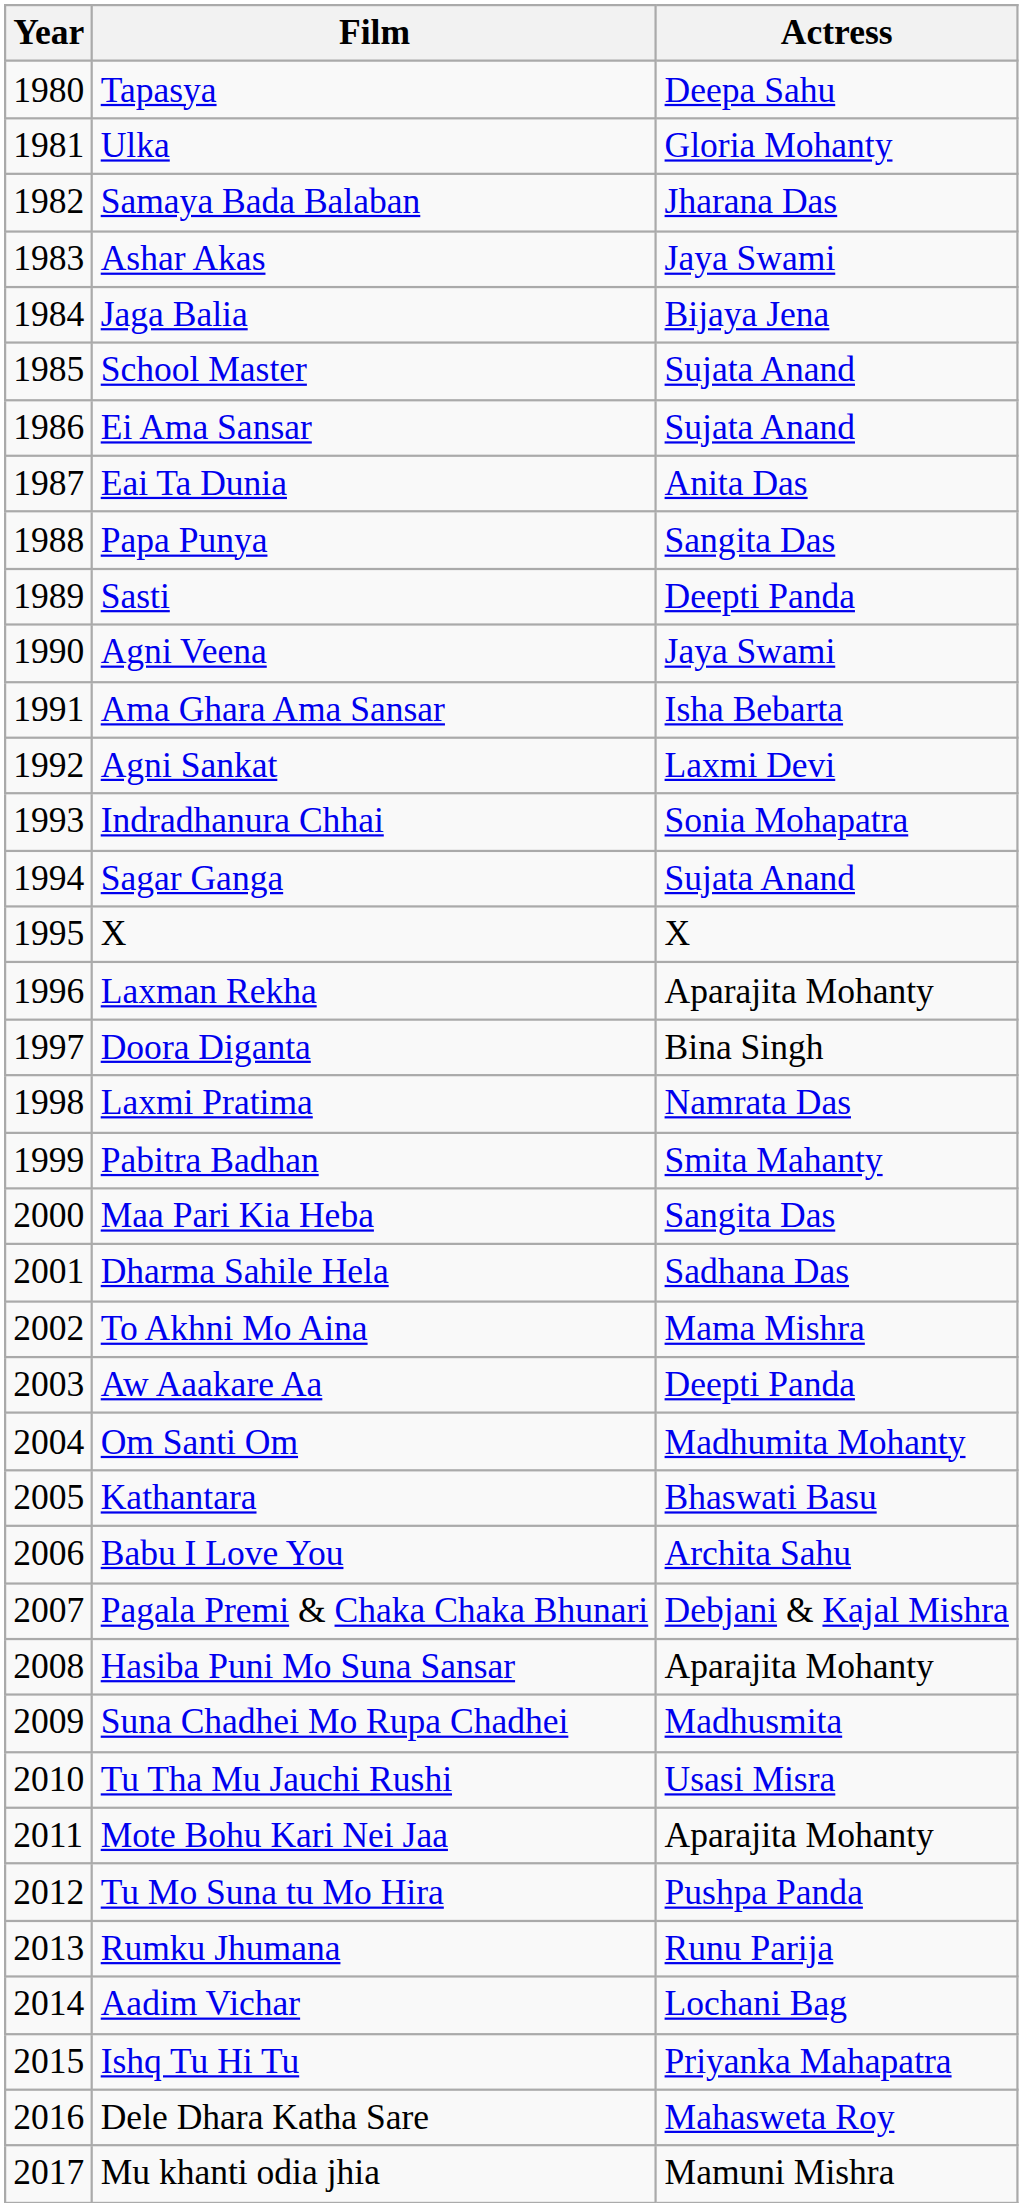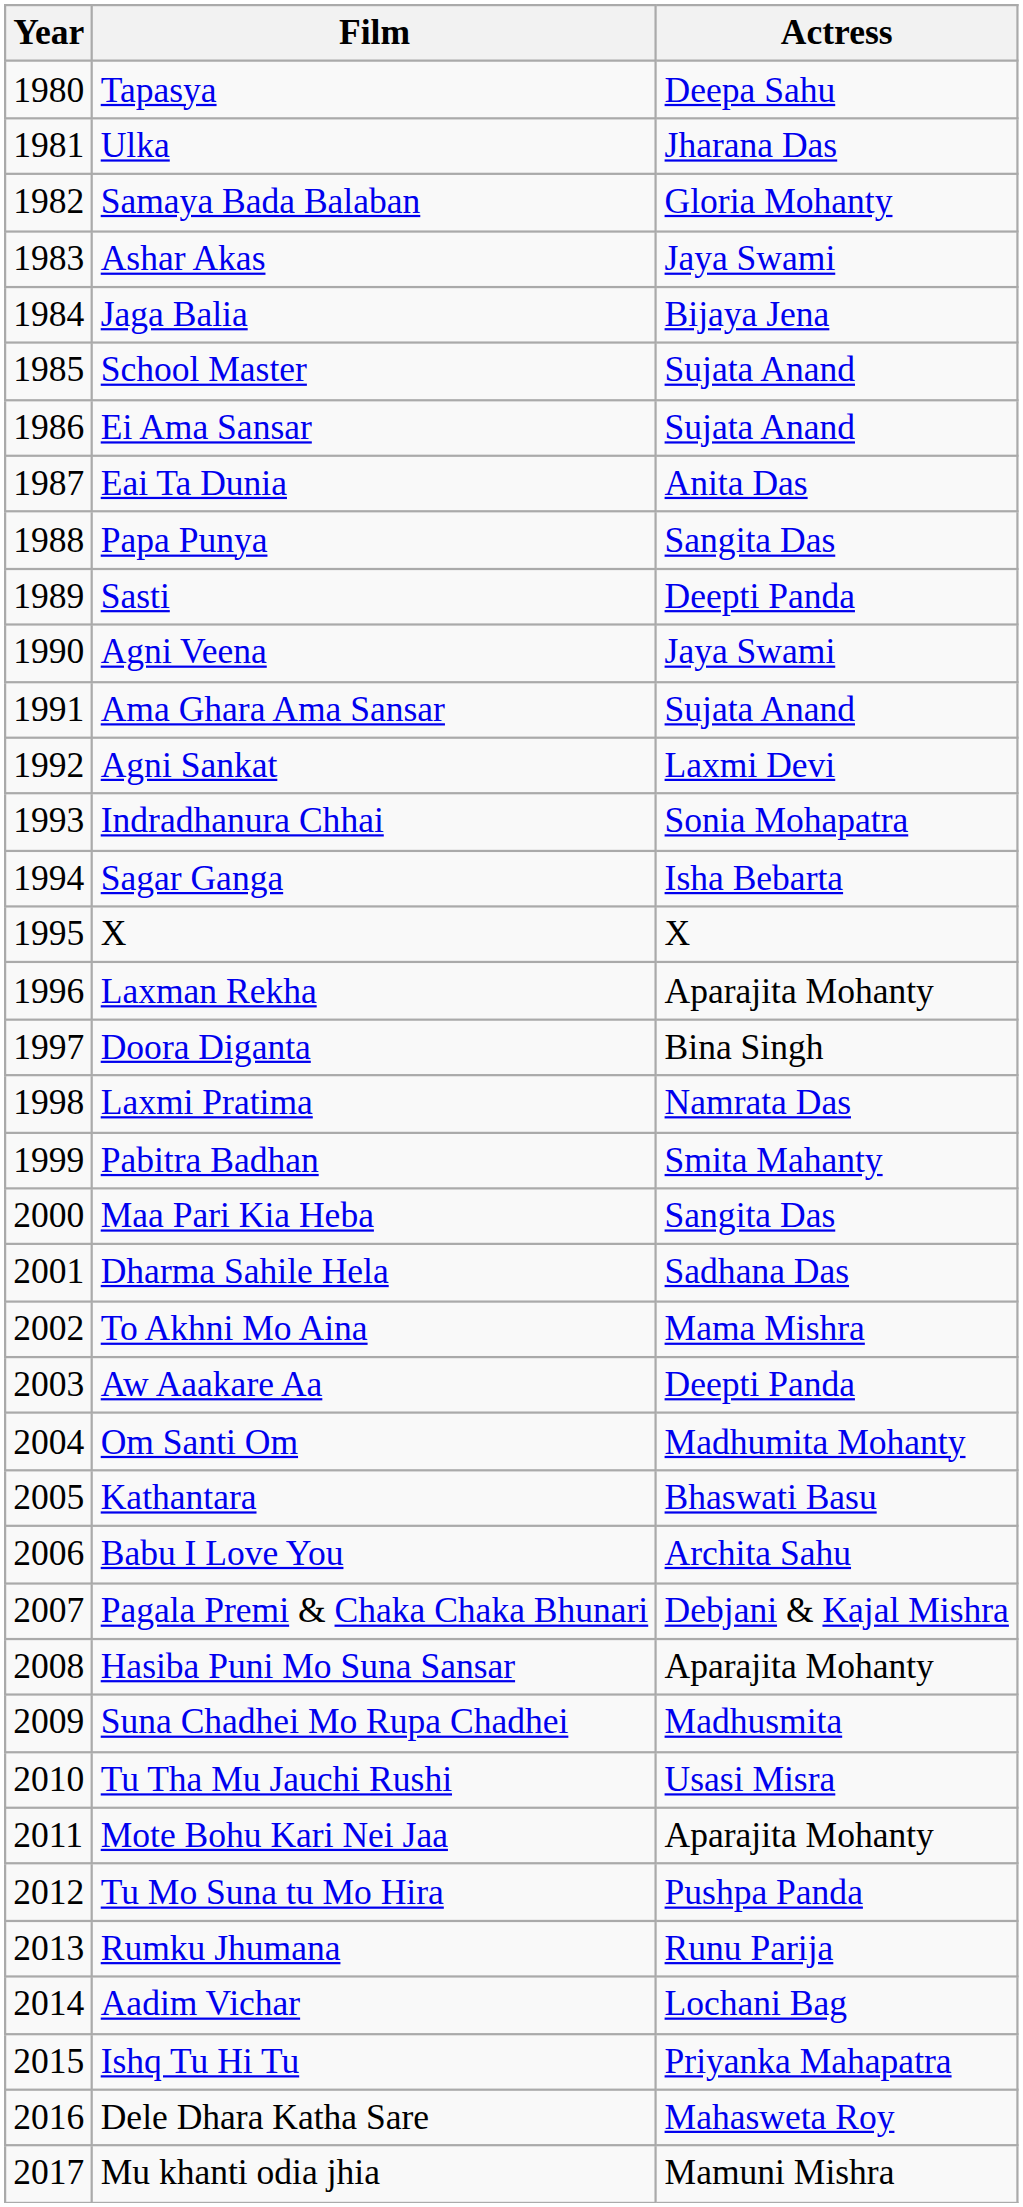(779, 145) Gloria Mohanty -> (751, 145) Jharana Das
(751, 201) Jharana Das -> (779, 201) Gloria Mohanty
(754, 708) Isha Bebarta -> (760, 708) Sujata Anand
(760, 877) Sujata Anand -> (754, 877) Isha Bebarta
